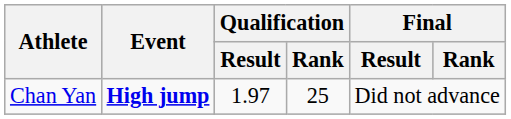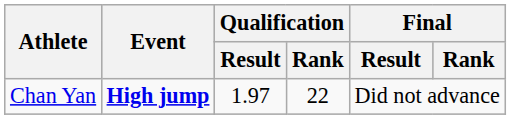(318, 96) 25 -> (318, 96) 22
